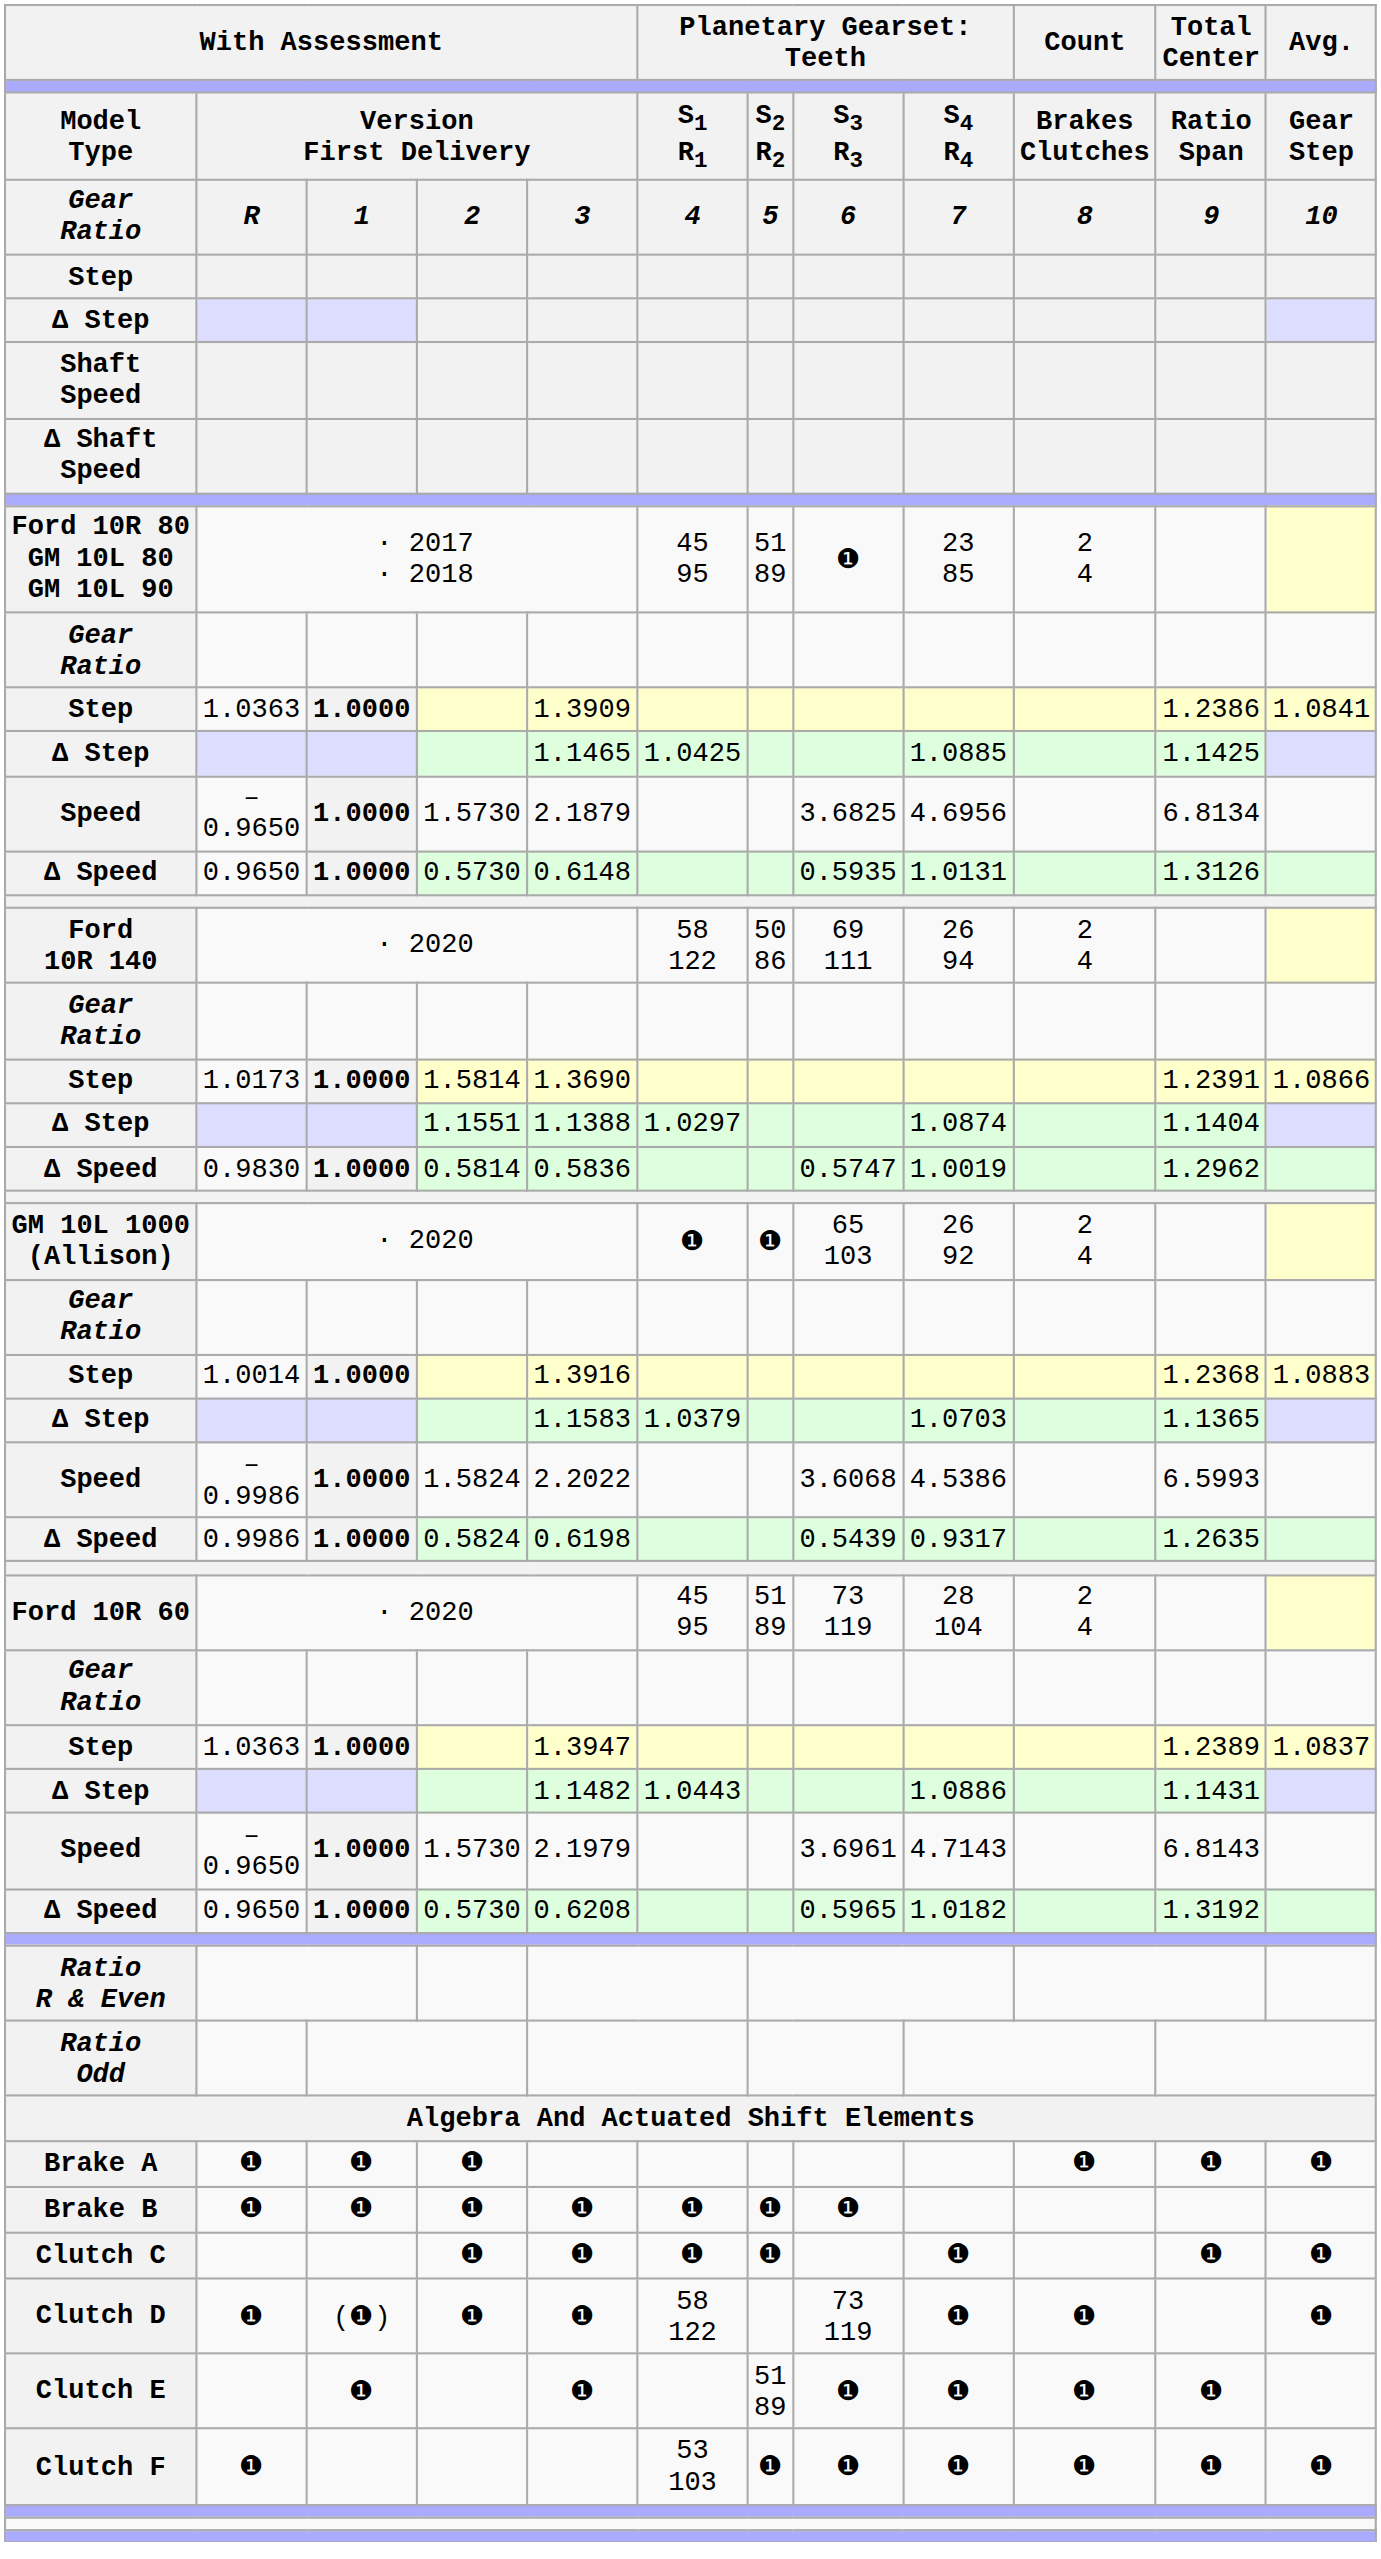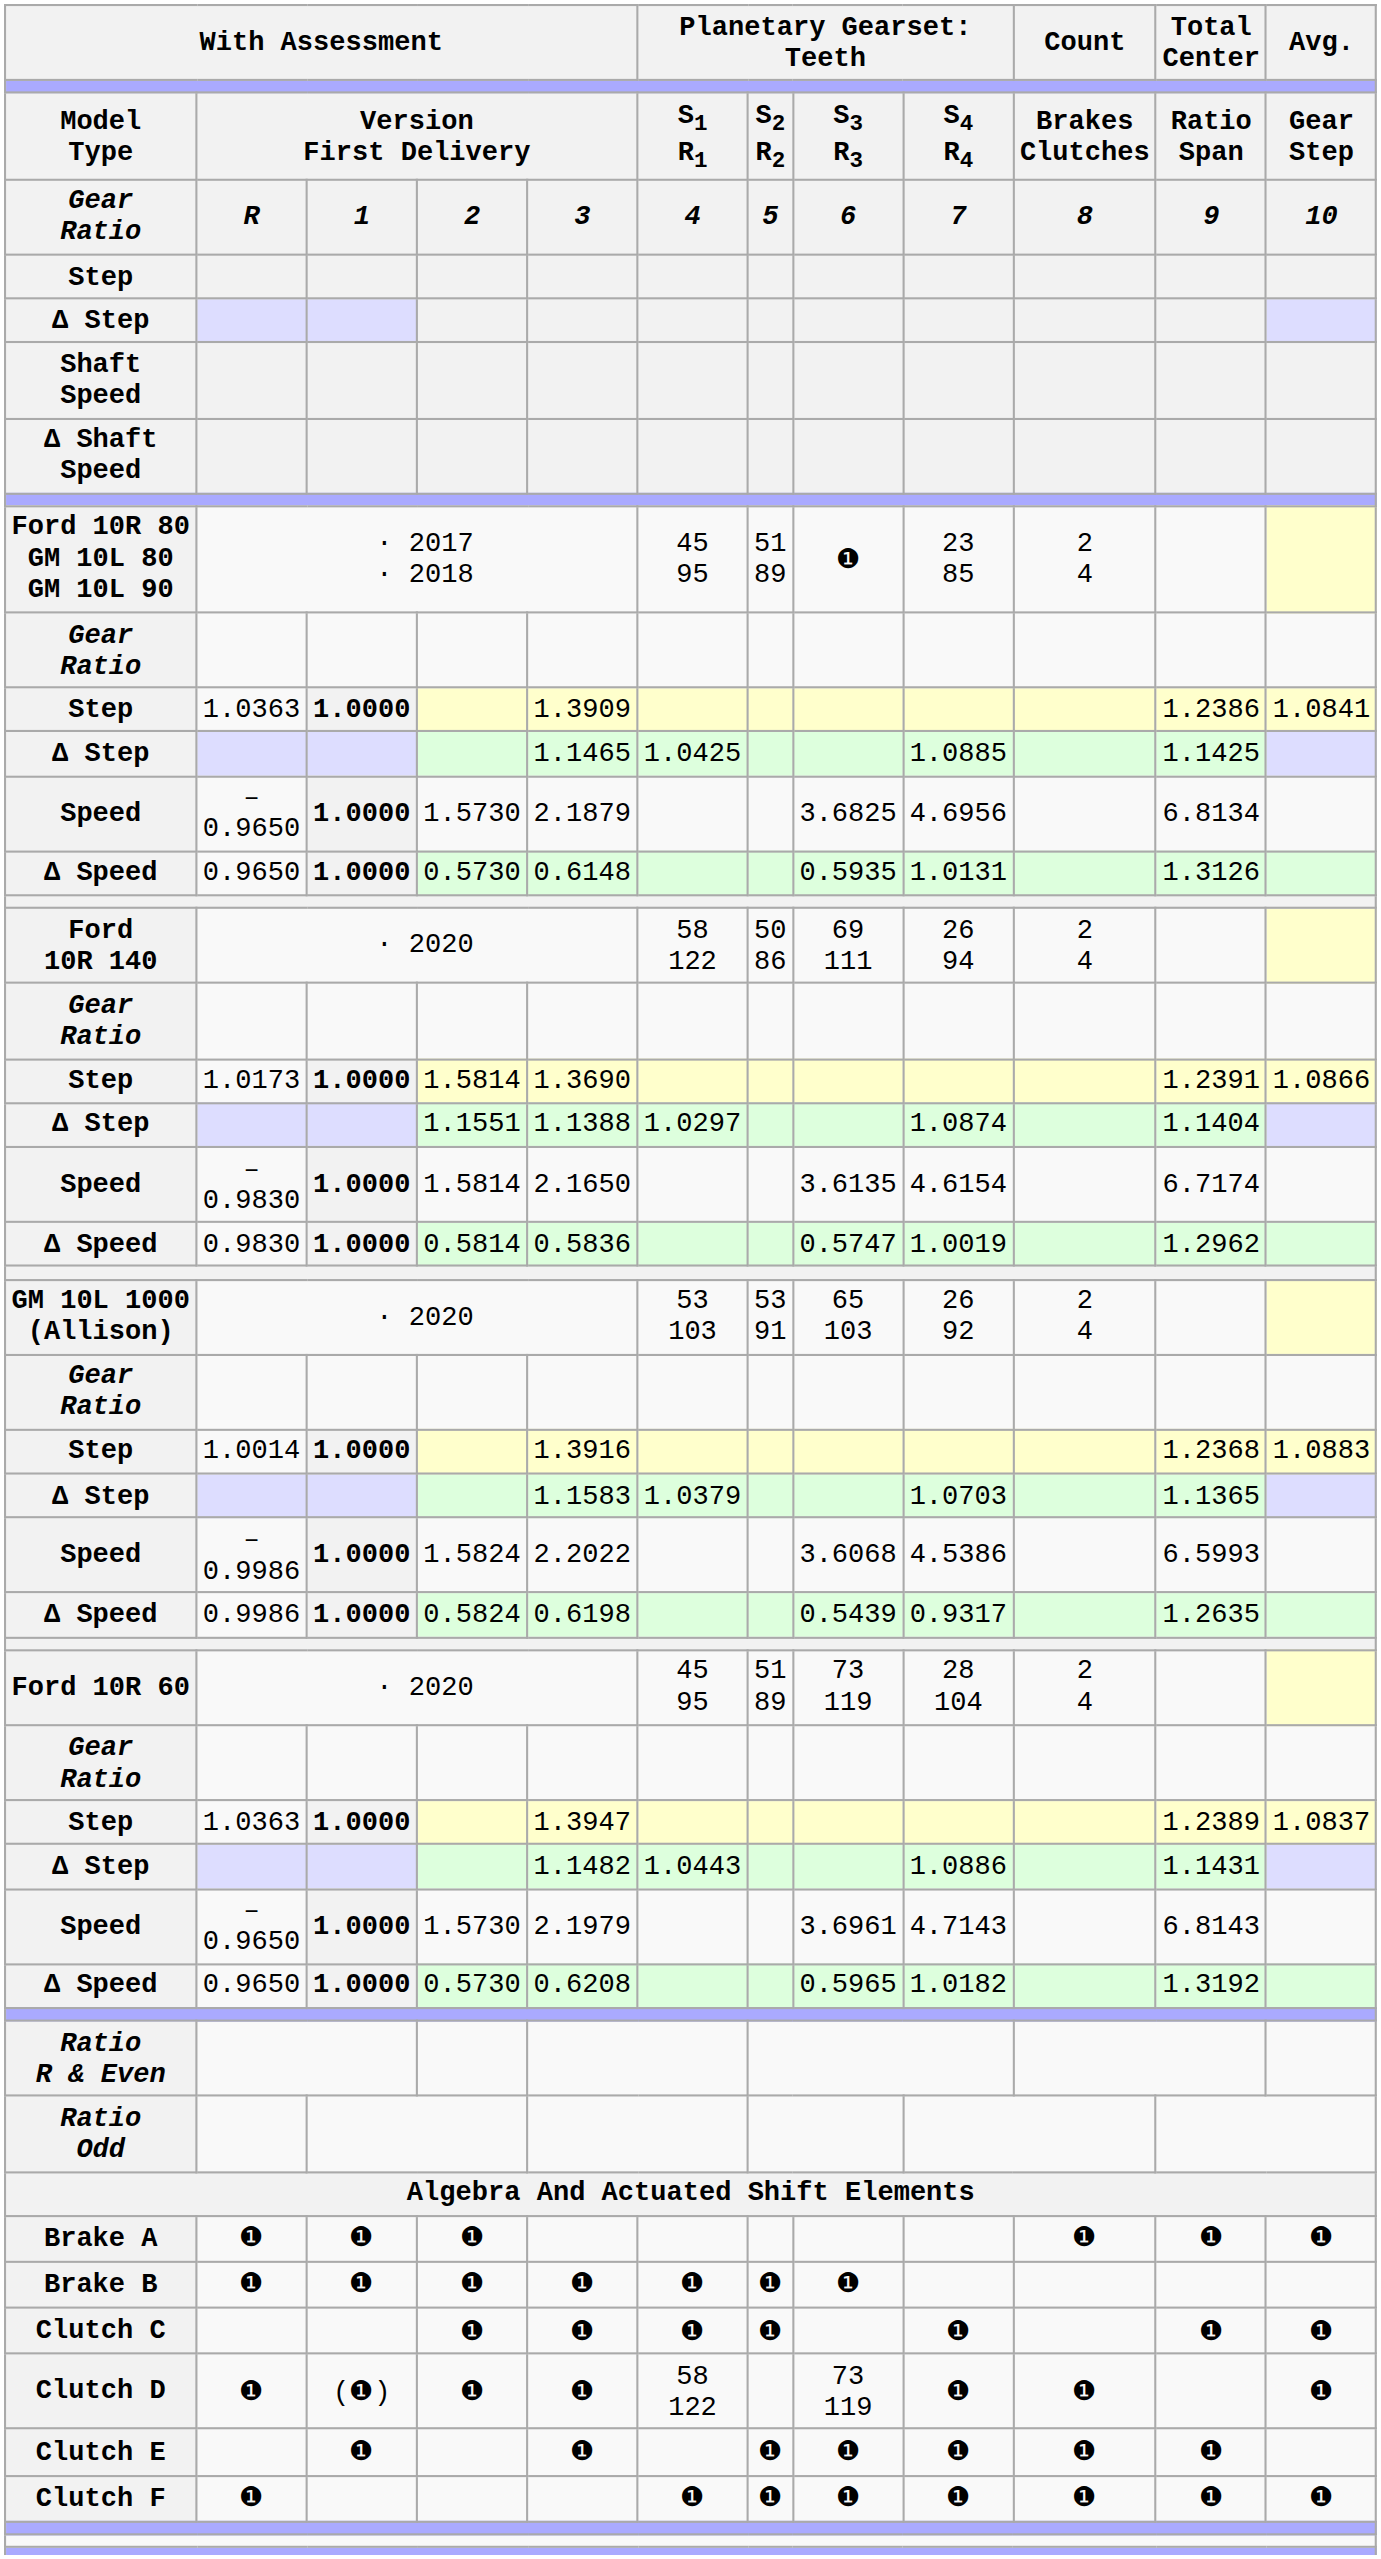+ row: (101, 1184)
(693, 1242) ❶ -> (693, 1317) 53 103
(770, 1242) ❶ -> (770, 1317) 53 91
(770, 2392) 51 89 -> (770, 2453) ❶
(693, 2467) 53 103 -> (693, 2499) ❶
